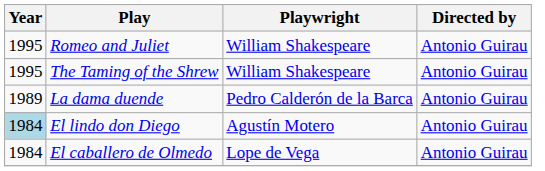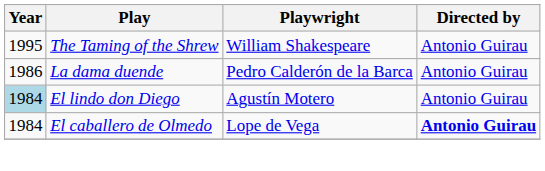- row: (110, 44)
(25, 98) 1989 -> (25, 71) 1986
(474, 152) normal -> (478, 125) bold
